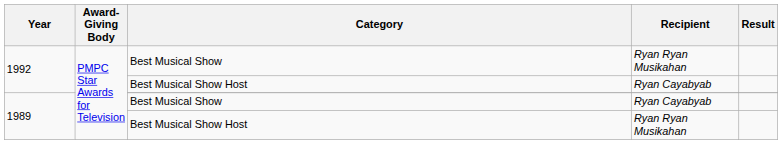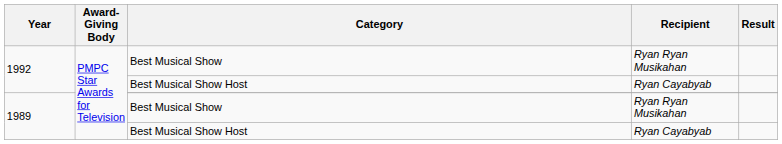(673, 101) Ryan Cayabyab -> (661, 107) Ryan Ryan Musikahan
(661, 124) Ryan Ryan Musikahan -> (673, 131) Ryan Cayabyab
